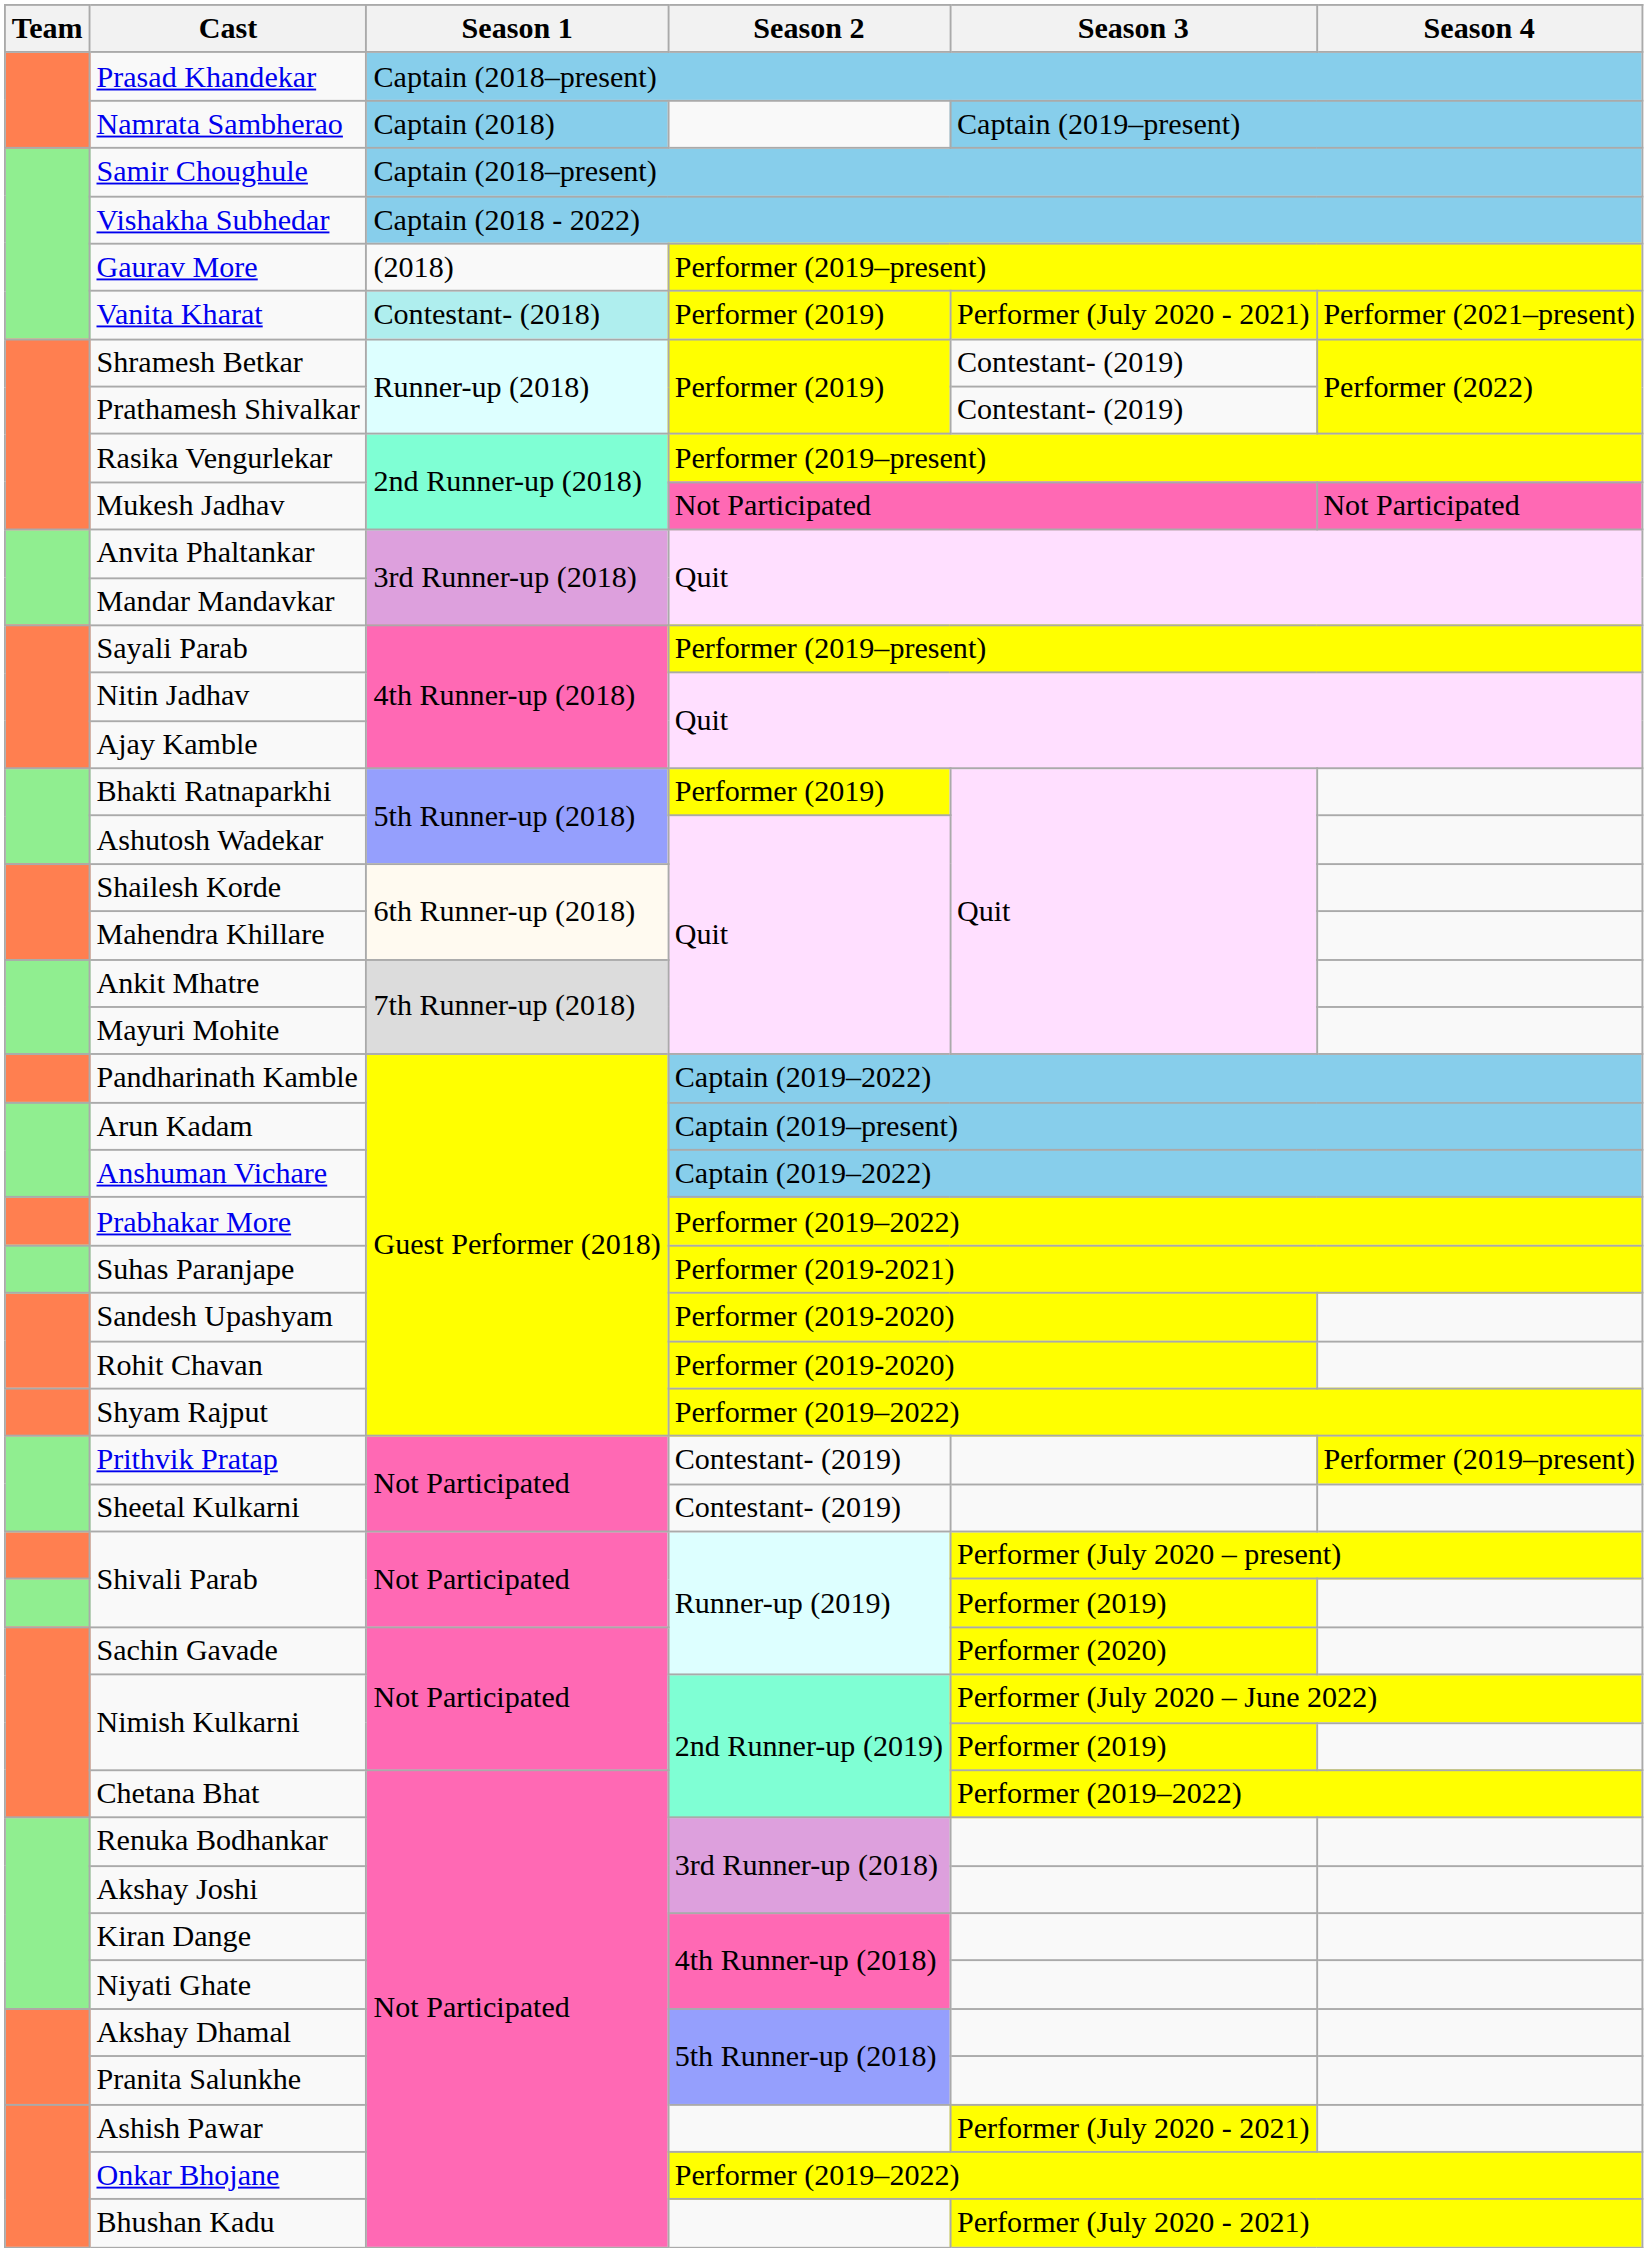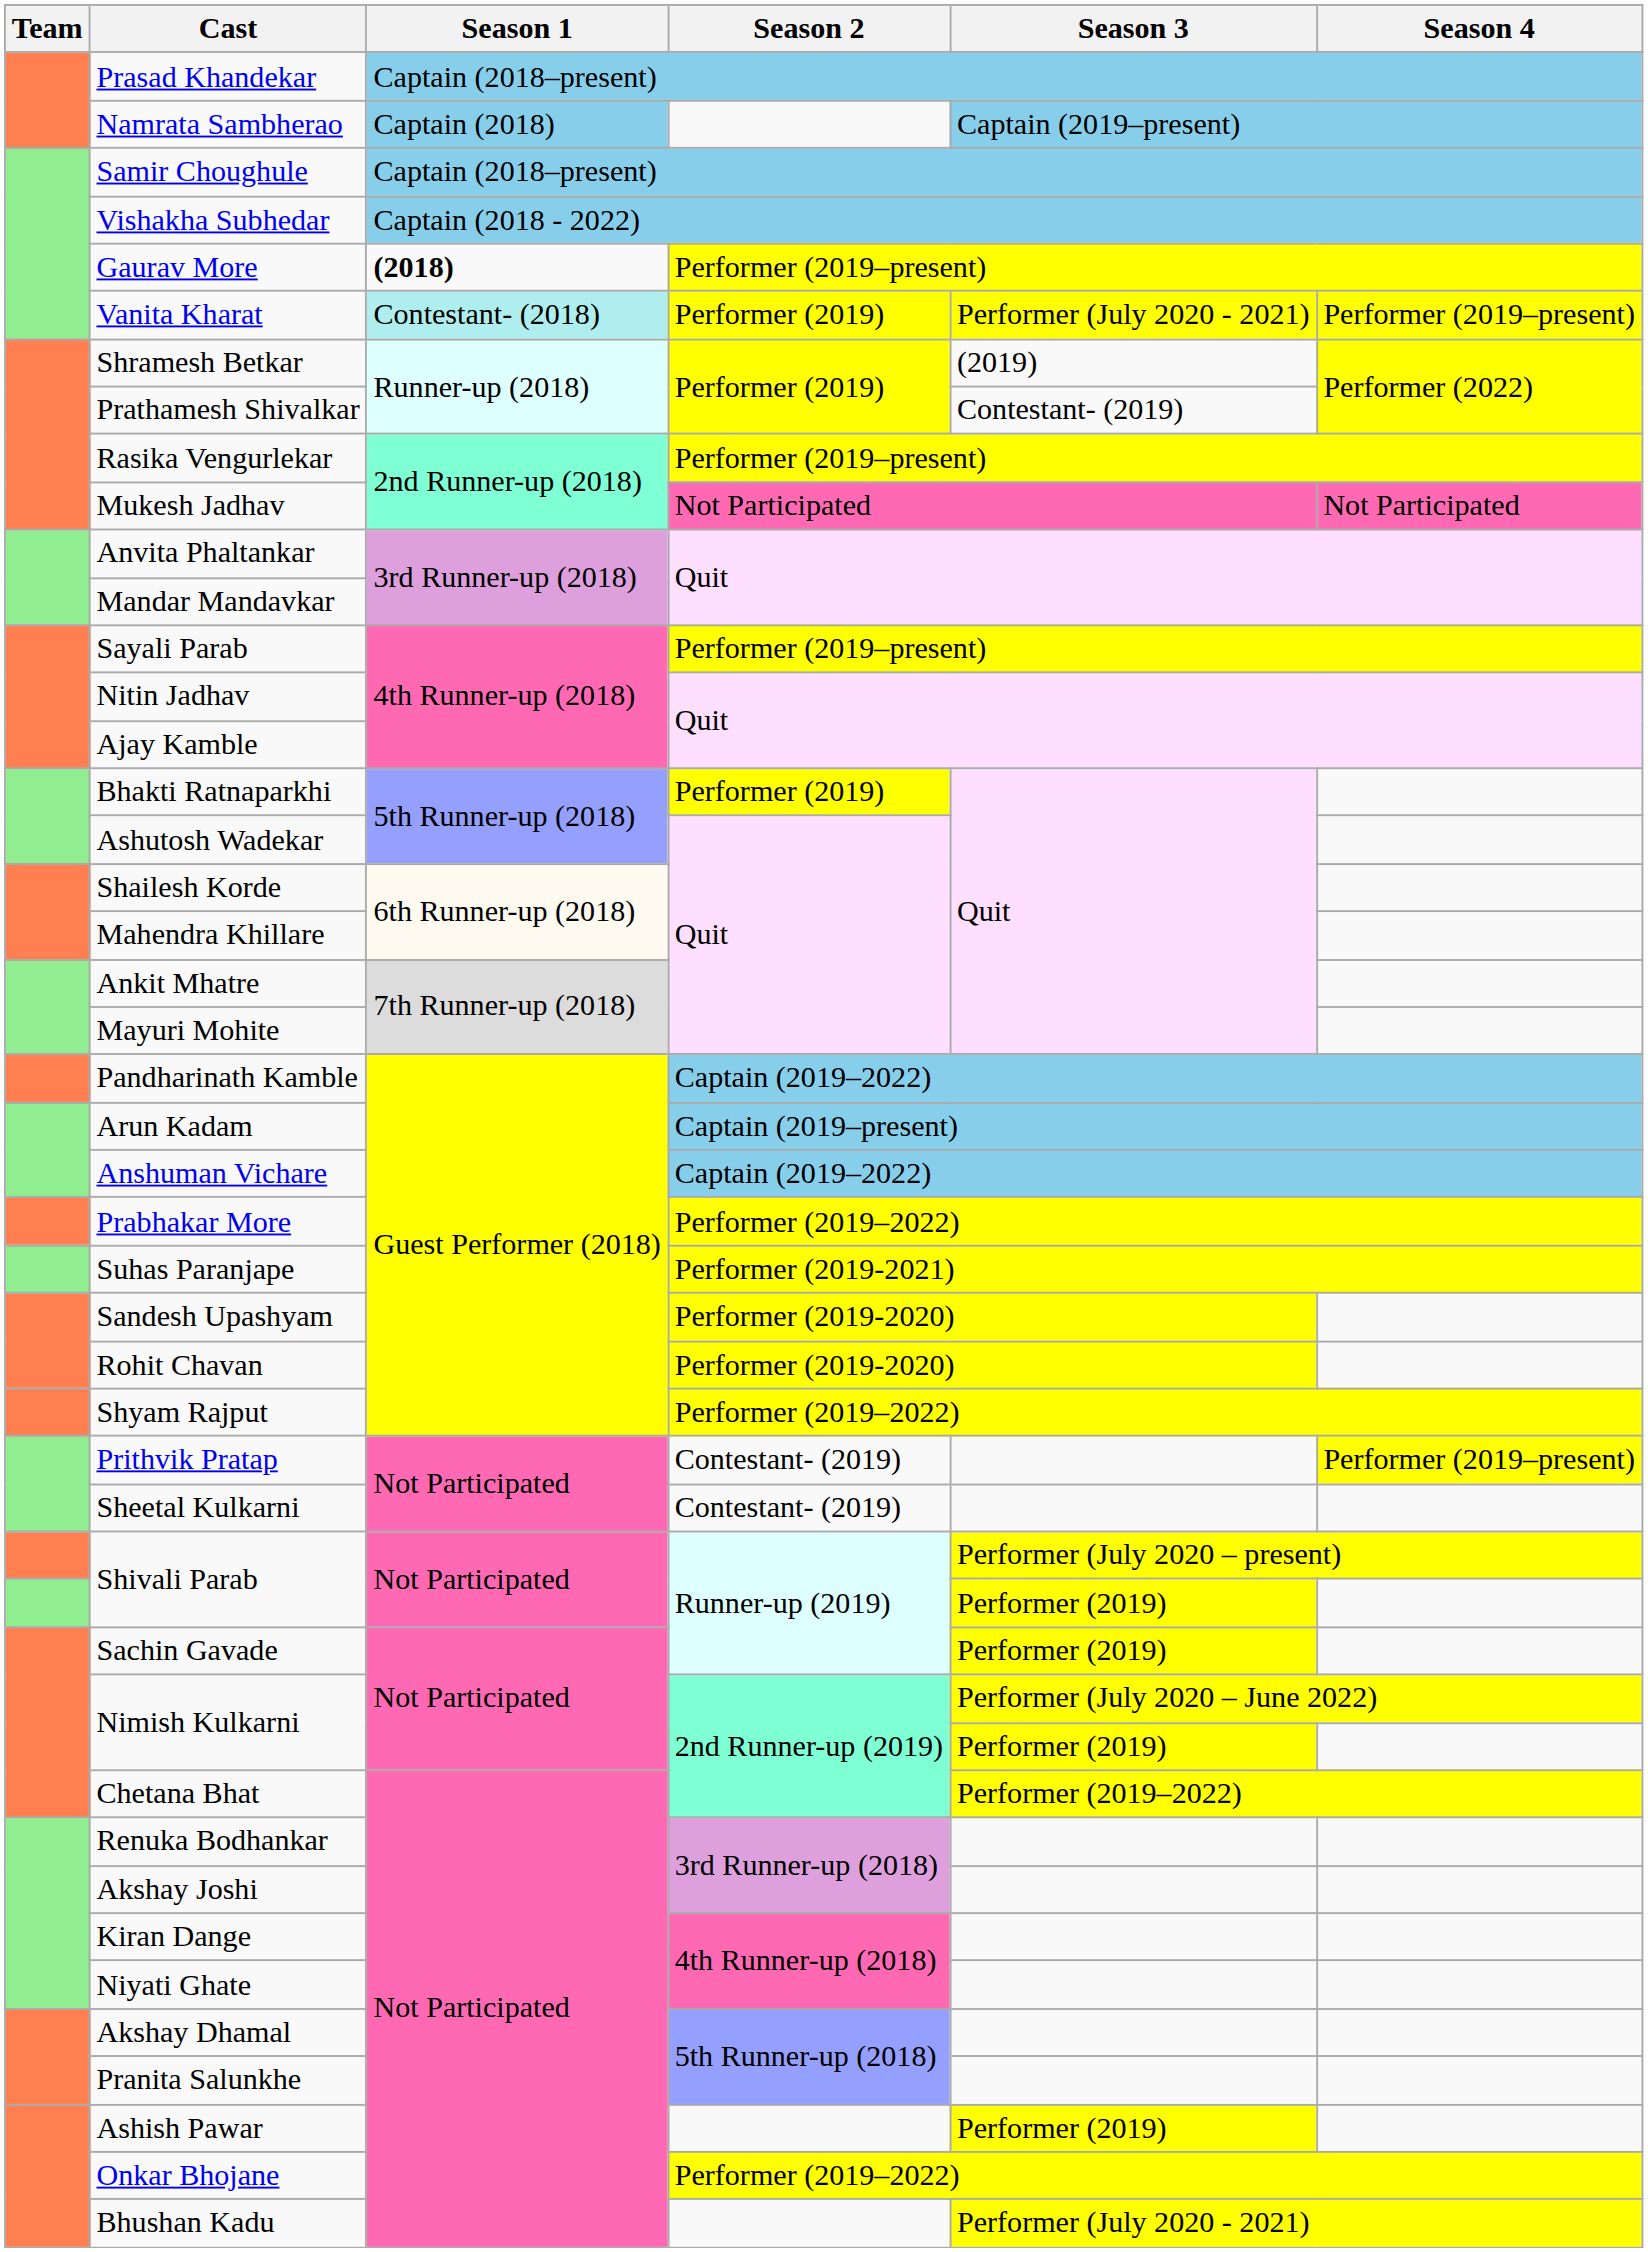(414, 266) normal -> (414, 266) bold
(1479, 314) Performer (2021–present) -> (1479, 314) Performer (2019–present)
(1070, 362) Contestant- (2019) -> (997, 362) (2019)
(1062, 1650) Performer (2020) -> (1062, 1650) Performer (2019)
(1133, 2127) Performer (July 2020 - 2021) -> (1062, 2127) Performer (2019)
